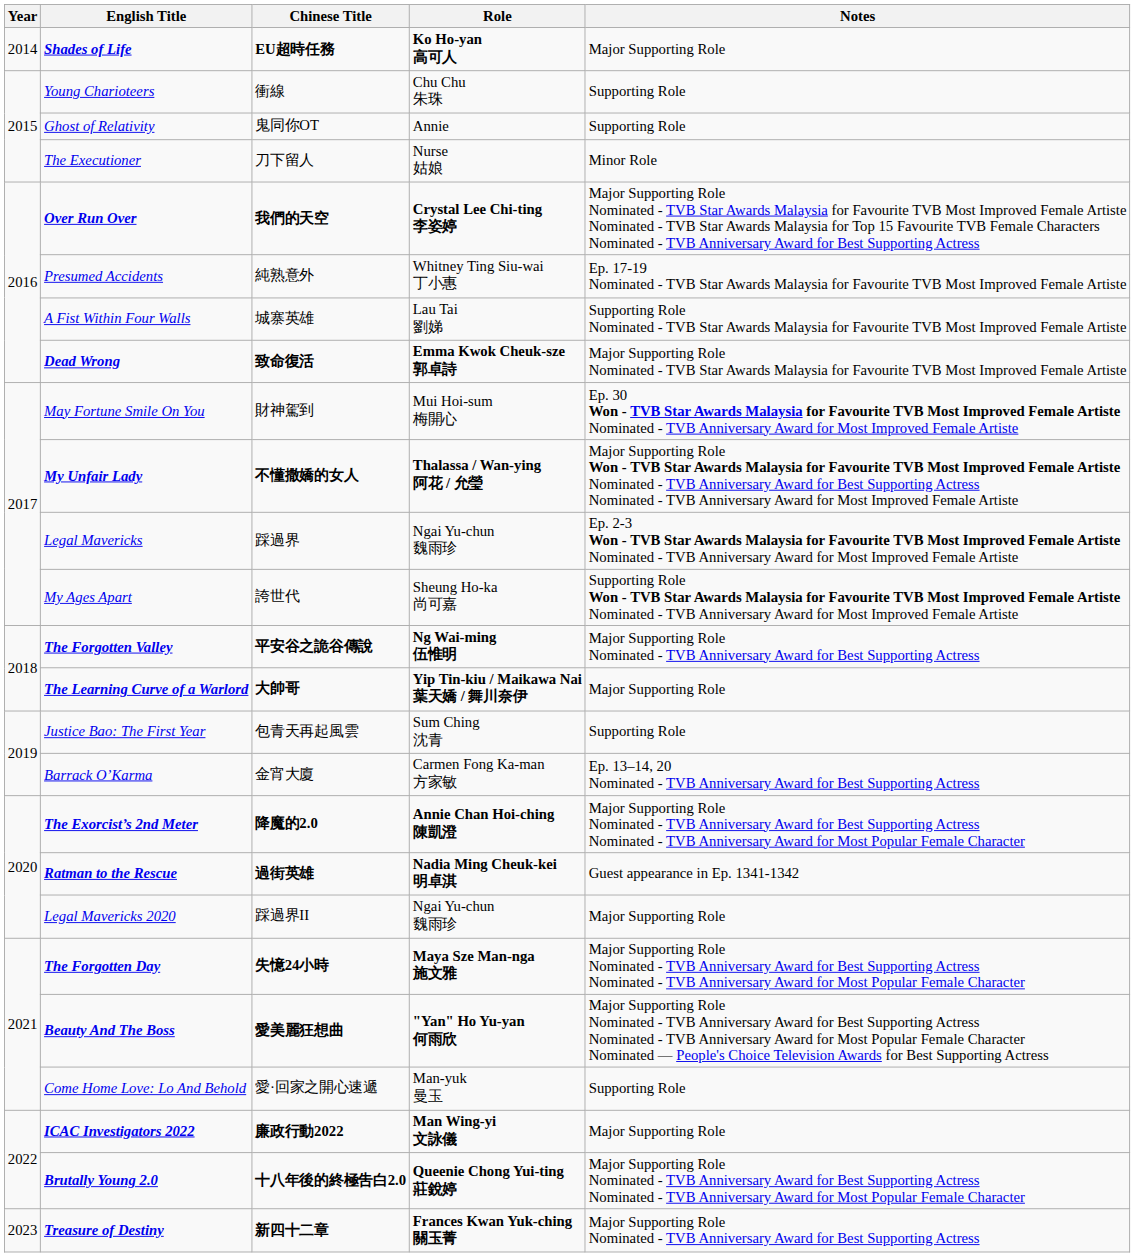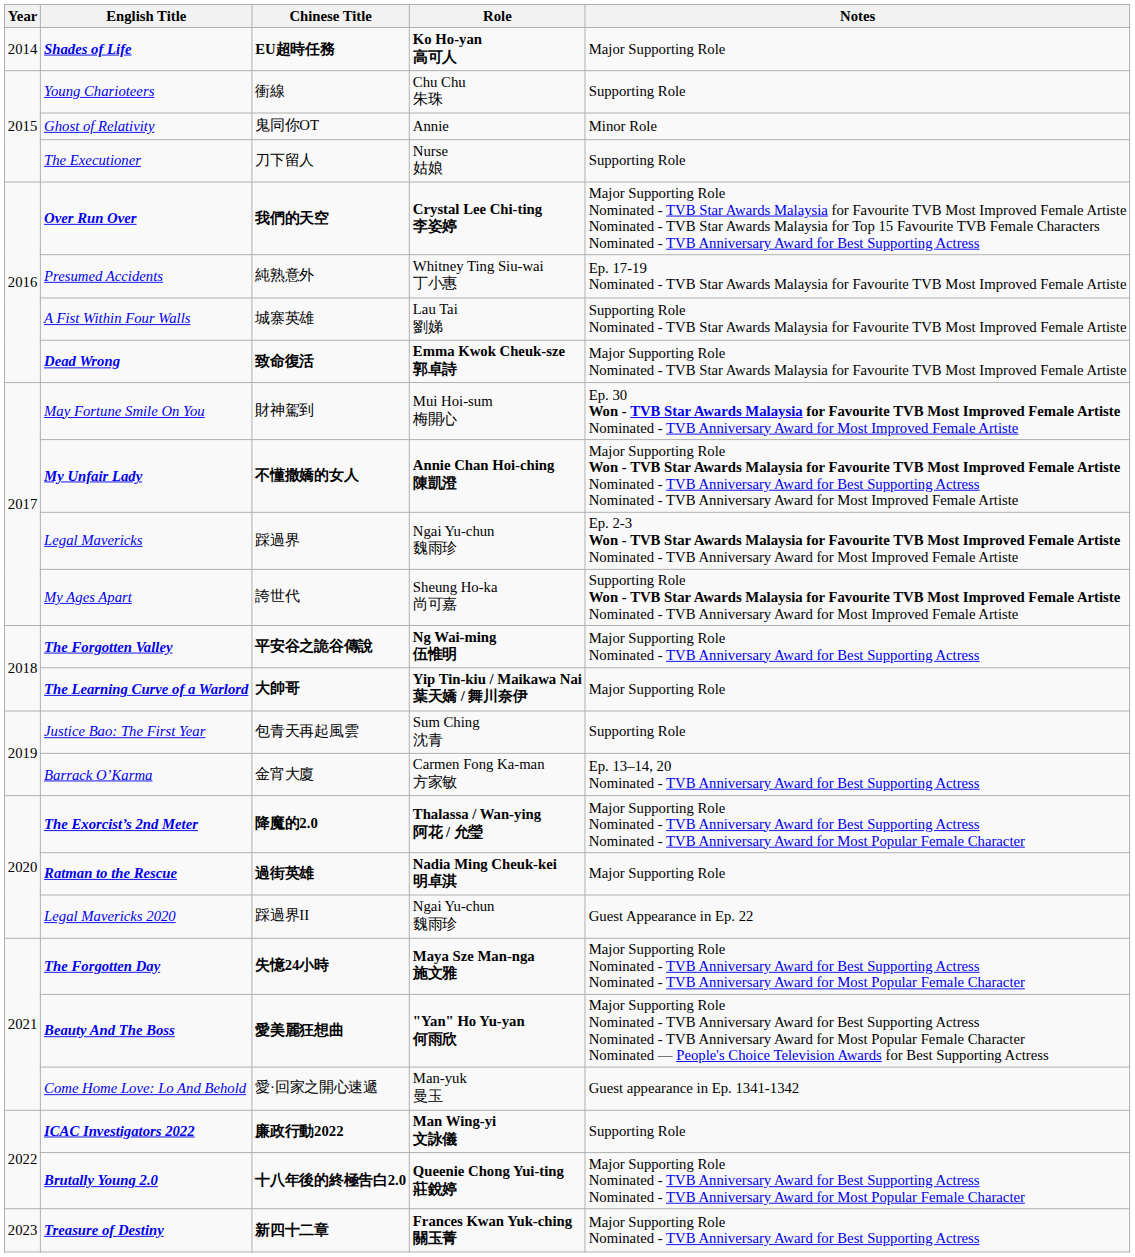(637, 126) Supporting Role -> (623, 126) Minor Role
(623, 160) Minor Role -> (637, 160) Supporting Role
(477, 475) Thalassa / Wan-ying 阿花 / 允瑩 -> (484, 475) Annie Chan Hoi-ching 陳凱澄
(484, 823) Annie Chan Hoi-ching 陳凱澄 -> (477, 823) Thalassa / Wan-ying 阿花 / 允瑩
(694, 873) Guest appearance in Ep. 1341-1342 -> (657, 873) Major Supporting Role
(657, 916) Major Supporting Role -> (671, 916) Guest Appearance in Ep. 22
(637, 1088) Supporting Role -> (694, 1088) Guest appearance in Ep. 1341-1342
(657, 1131) Major Supporting Role -> (637, 1131) Supporting Role
